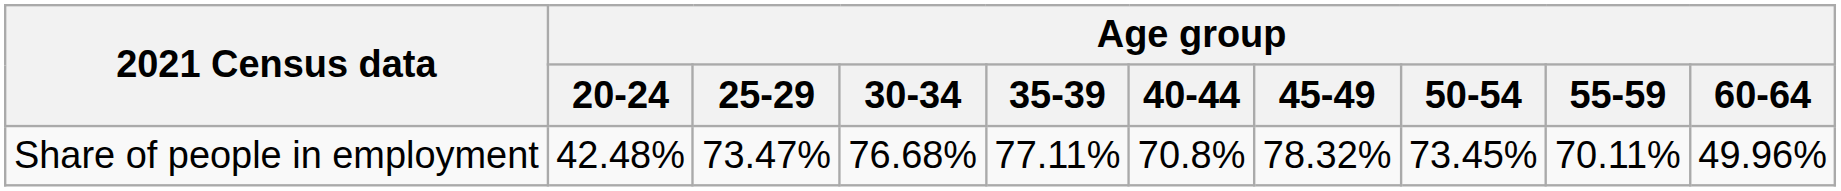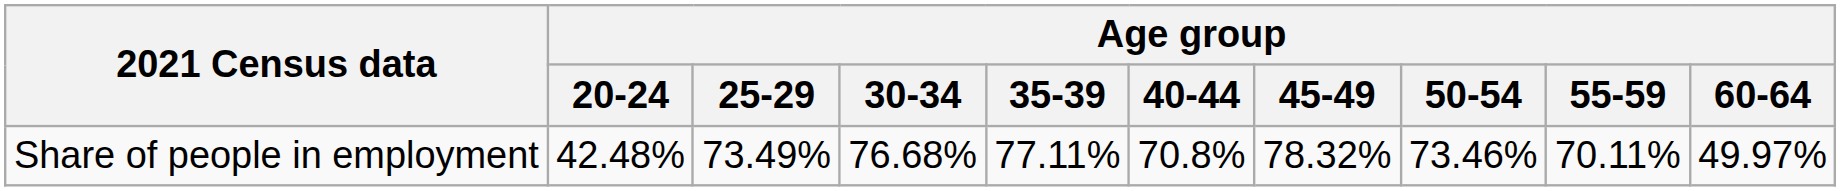(767, 154) 73.47% -> (767, 154) 73.49%
(1473, 154) 73.45% -> (1473, 154) 73.46%
(1763, 154) 49.96% -> (1763, 154) 49.97%
